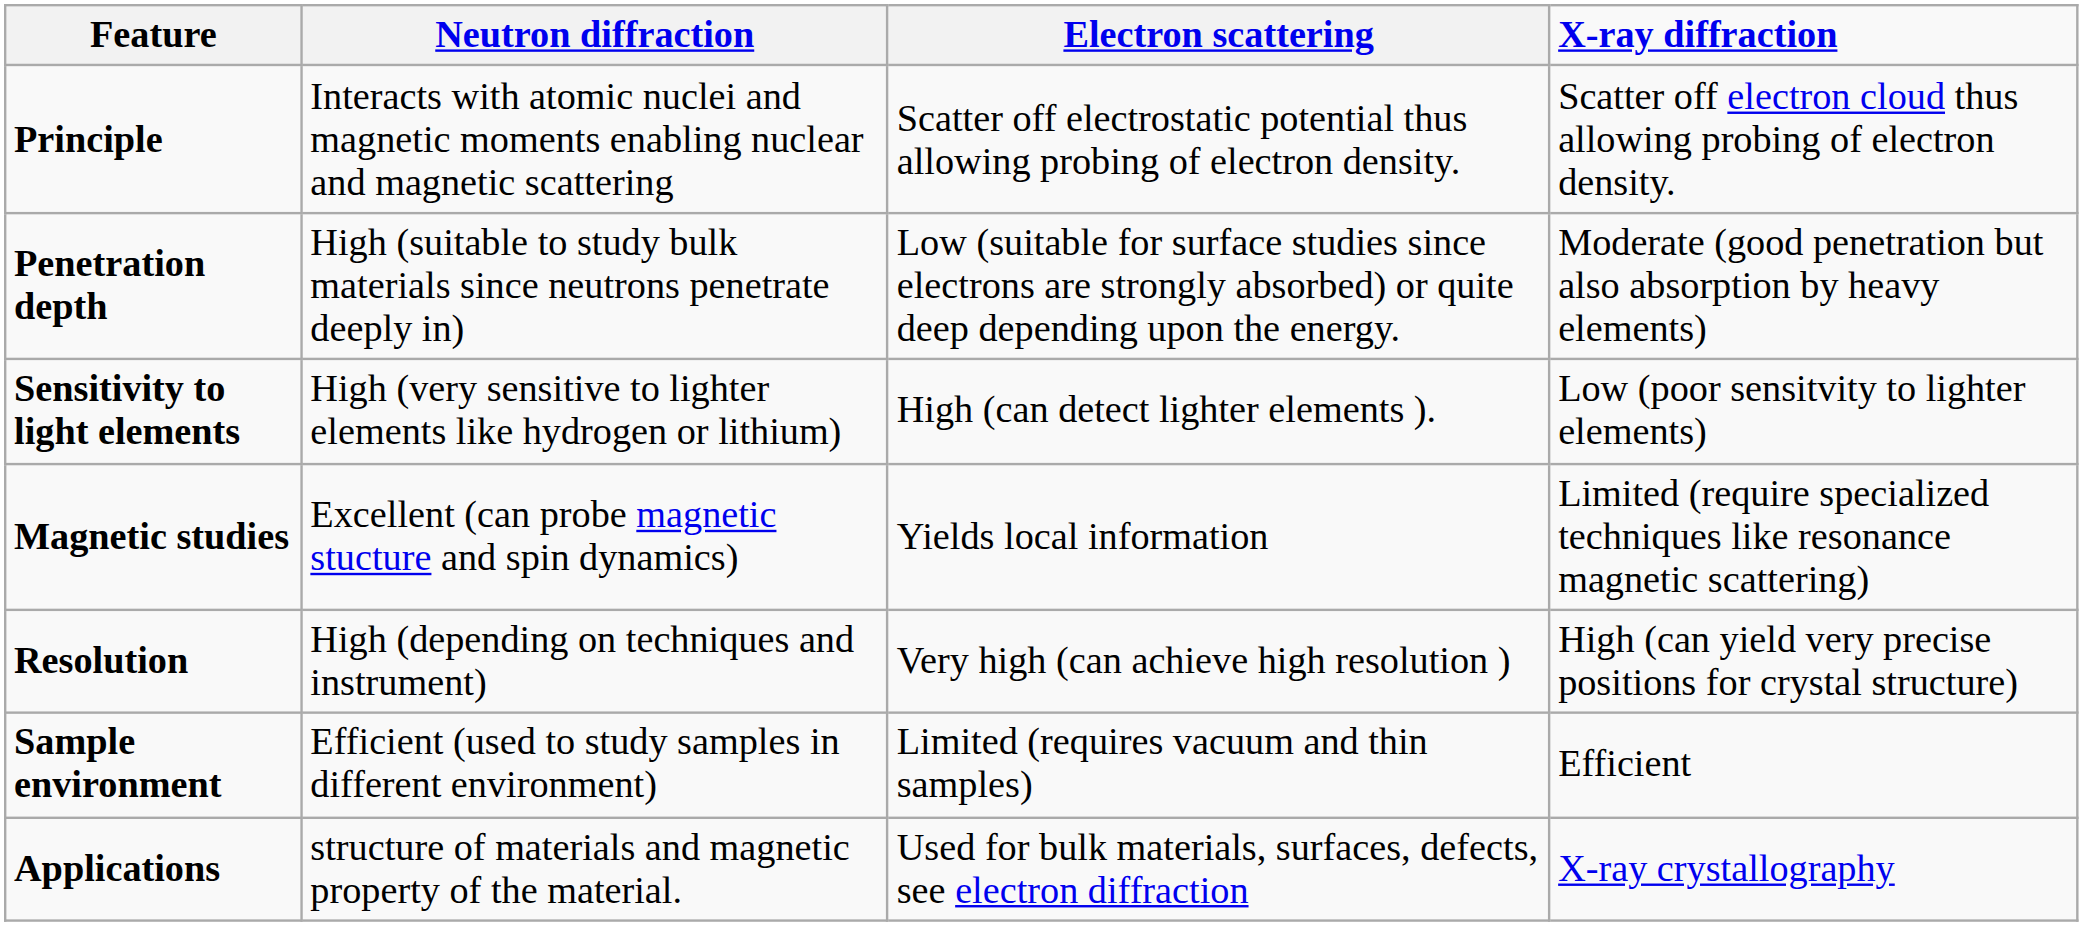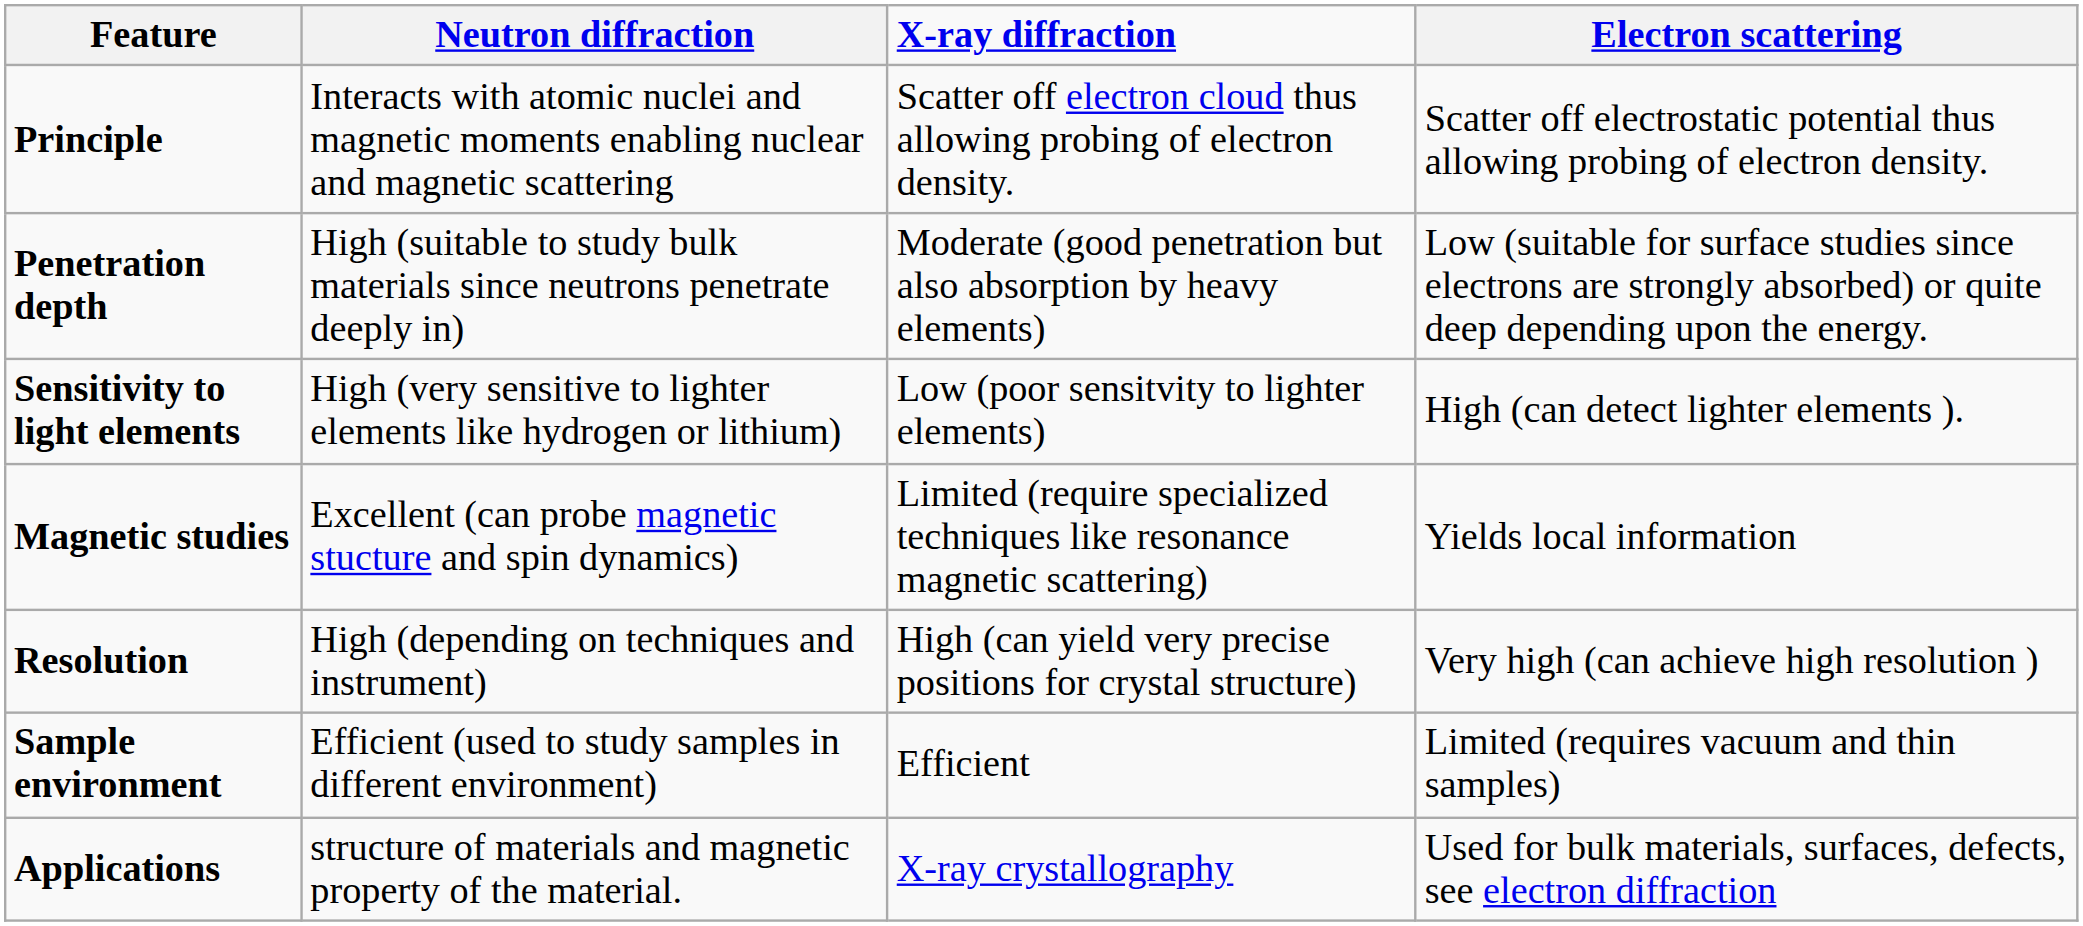columns swapped: (1698, 34) <-> (1219, 34)
